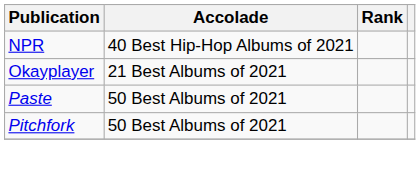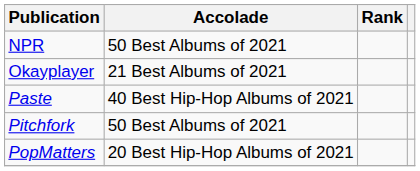(231, 44) 40 Best Hip-Hop Albums of 2021 -> (197, 44) 50 Best Albums of 2021
(197, 98) 50 Best Albums of 2021 -> (231, 98) 40 Best Hip-Hop Albums of 2021
+ row: (52, 152)
